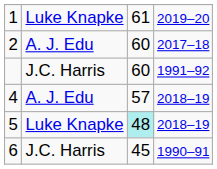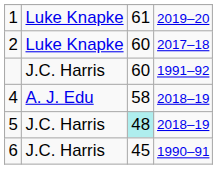(60, 44) A. J. Edu -> (75, 44) Luke Knapke
(141, 97) 57 -> (141, 97) 58
(75, 124) Luke Knapke -> (65, 124) J.C. Harris
